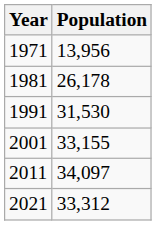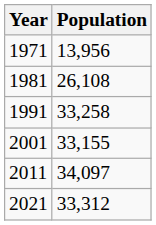(83, 81) 26,178 -> (83, 81) 26,108
(83, 111) 31,530 -> (83, 111) 33,258
